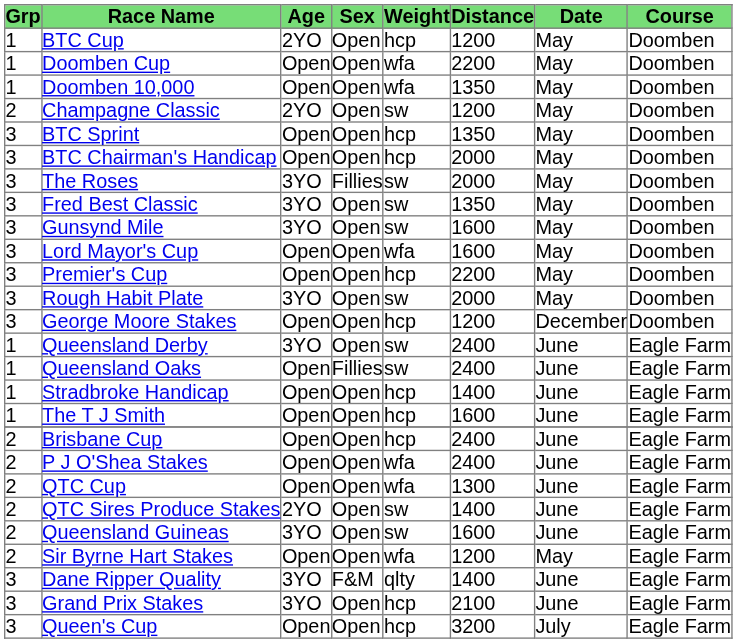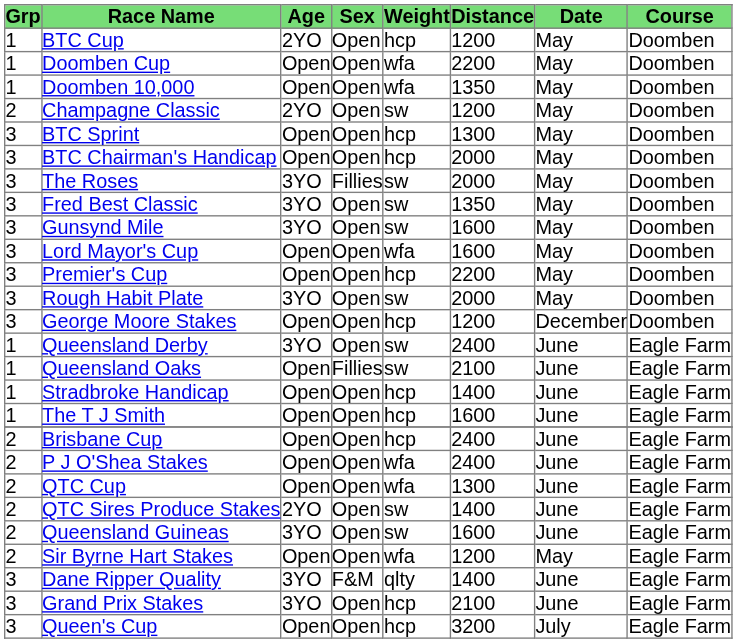(473, 134) 1350 -> (473, 134) 1300
(473, 368) 2400 -> (473, 368) 2100
